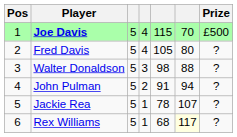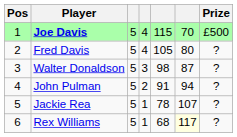(187, 68) 88 -> (187, 68) 87
